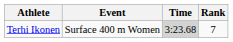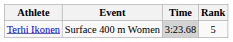(213, 29) 7 -> (213, 29) 5
